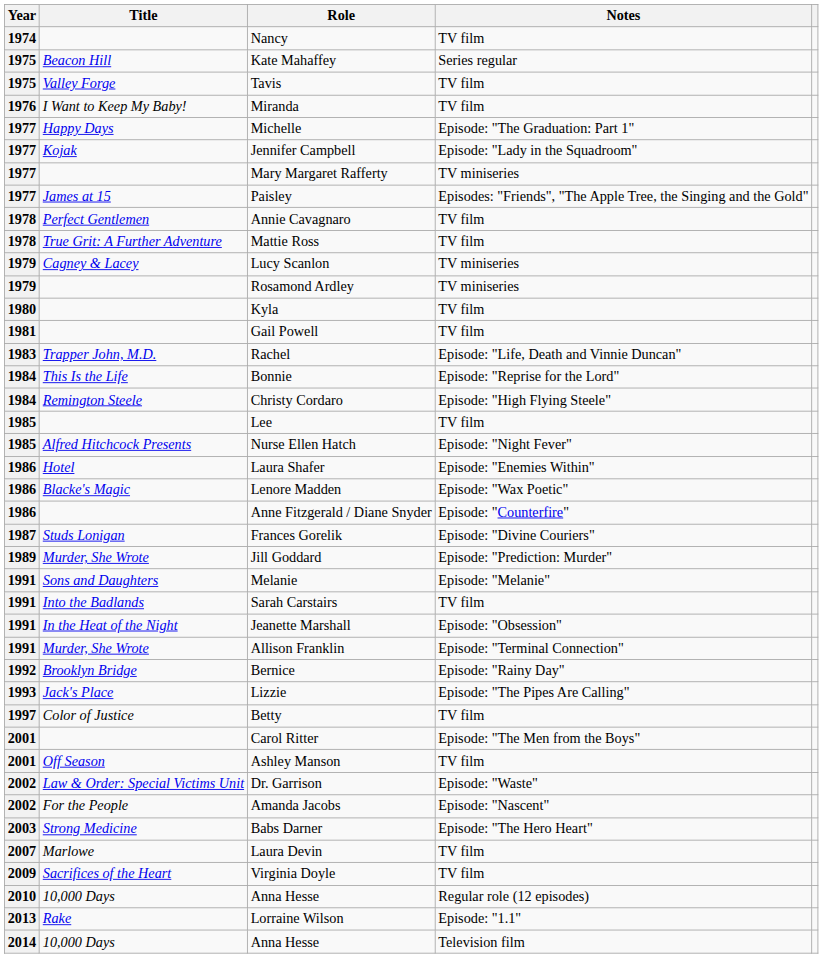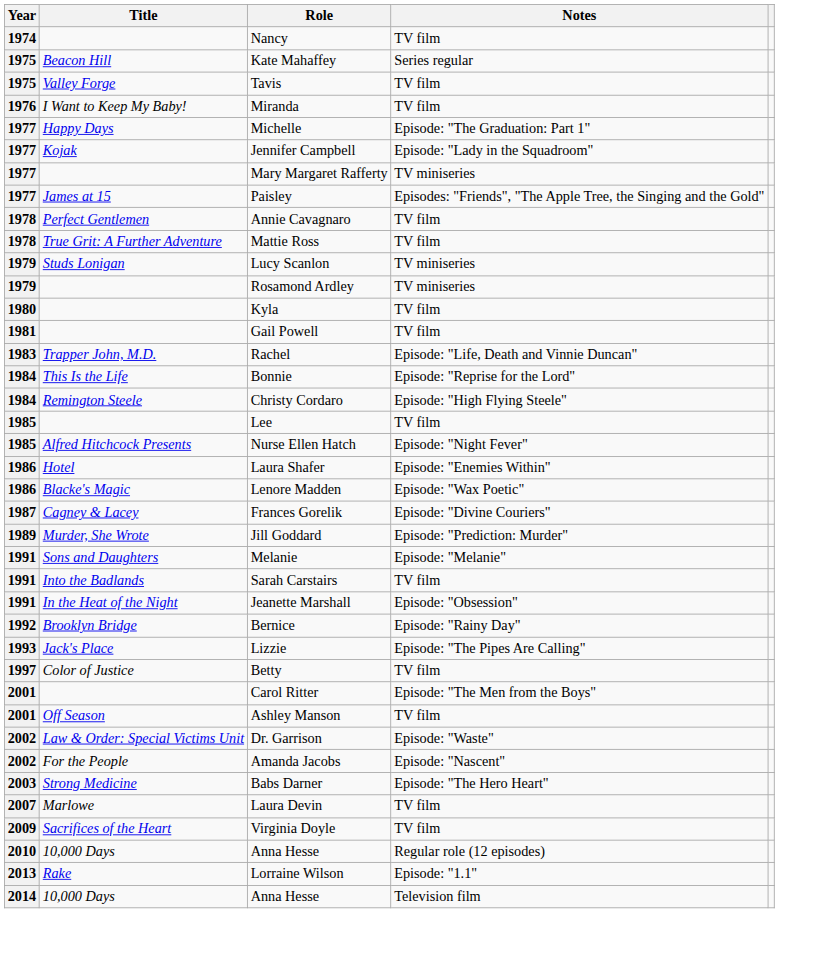(91, 264) Cagney & Lacey -> (84, 264) Studs Lonigan
- row: (341, 512)
(84, 535) Studs Lonigan -> (91, 512) Cagney & Lacey
- row: (298, 648)
